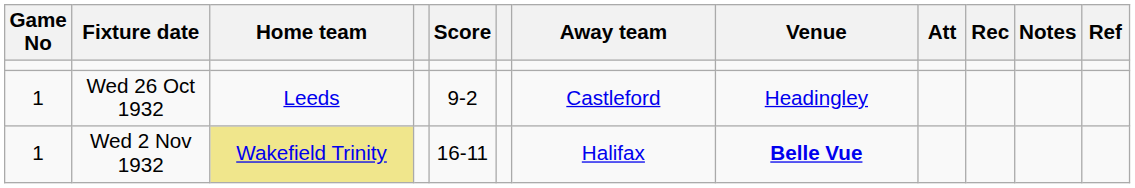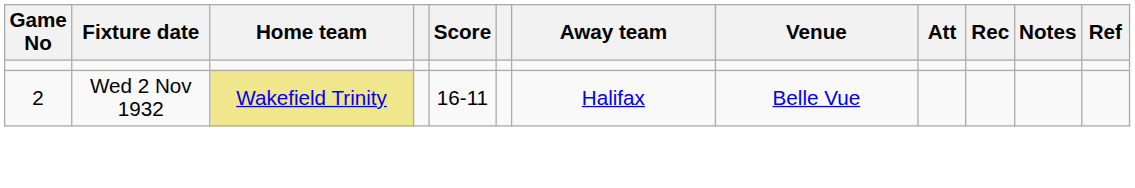- row: (141, 97)
(38, 153) 1 -> (38, 97) 2
(816, 153) bold -> (816, 97) normal
